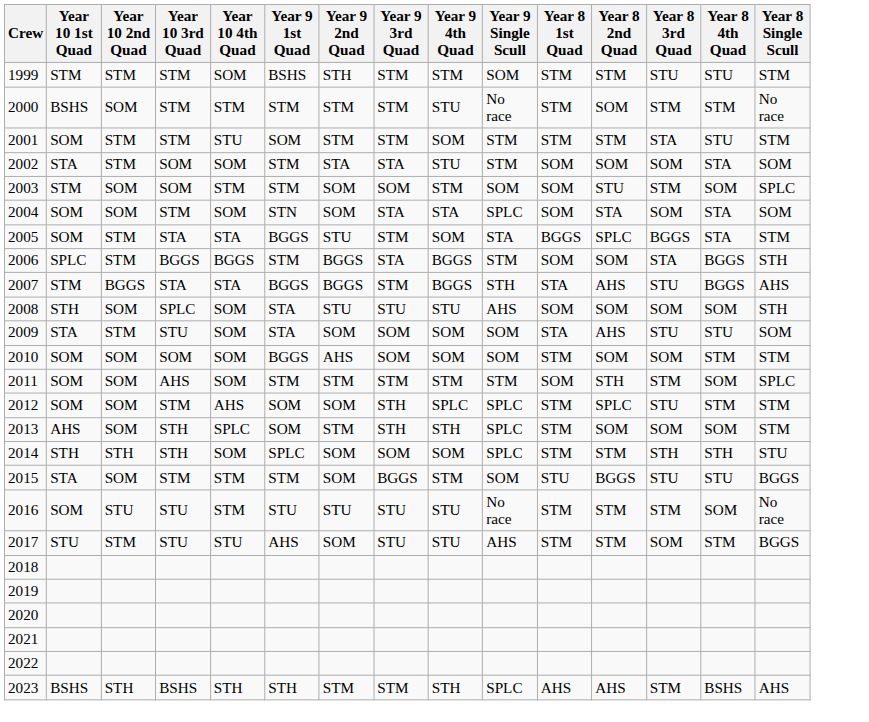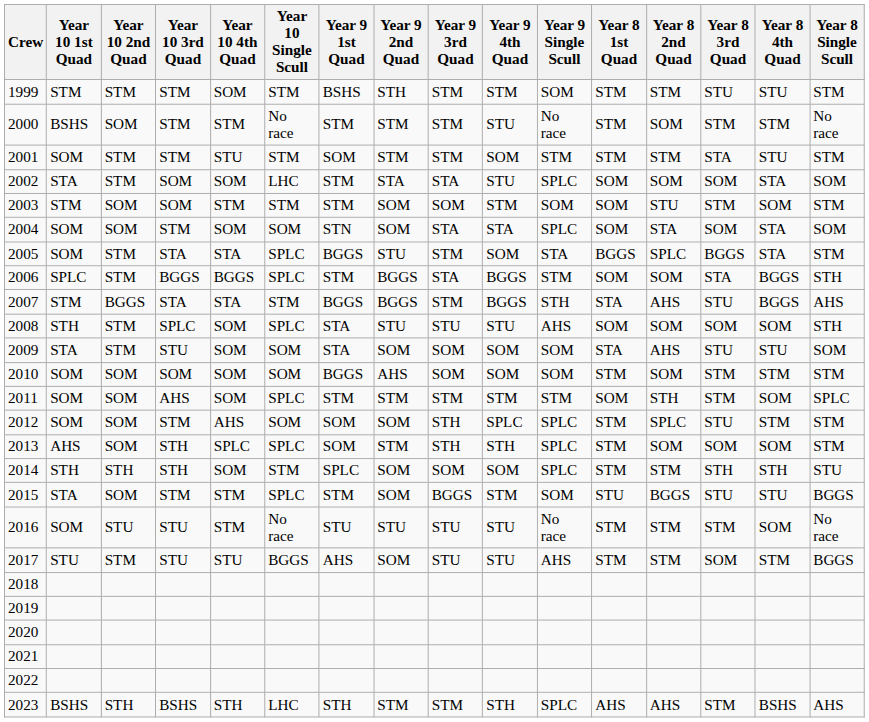+ column: (292, 42)
(502, 164) STM -> (559, 181) SPLC
(777, 188) SPLC -> (829, 205) STM
(121, 308) SOM -> (120, 326) STM
(666, 357) SOM -> (720, 374) STM
